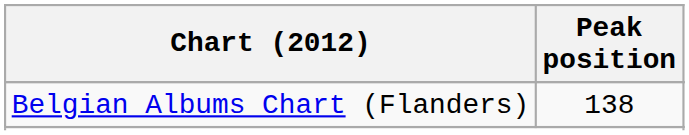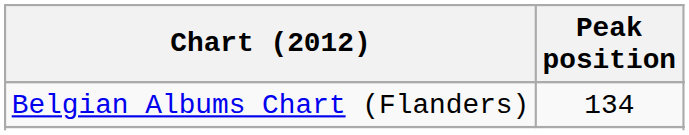(609, 105) 138 -> (609, 105) 134
